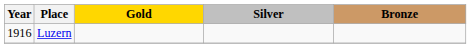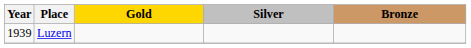(19, 33) 1916 -> (19, 33) 1939
